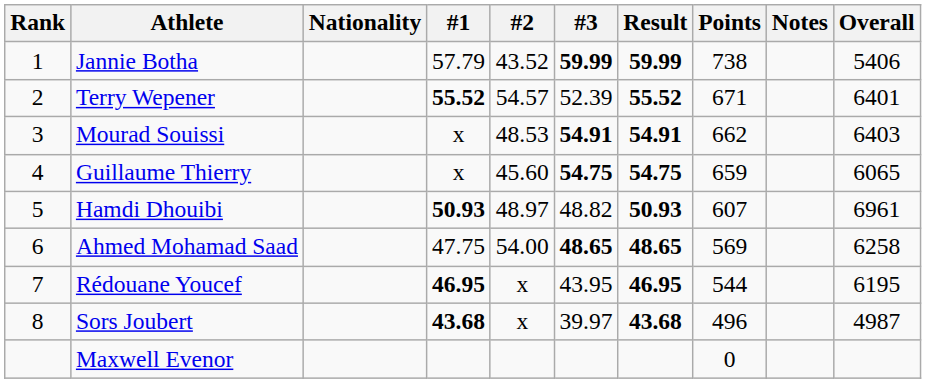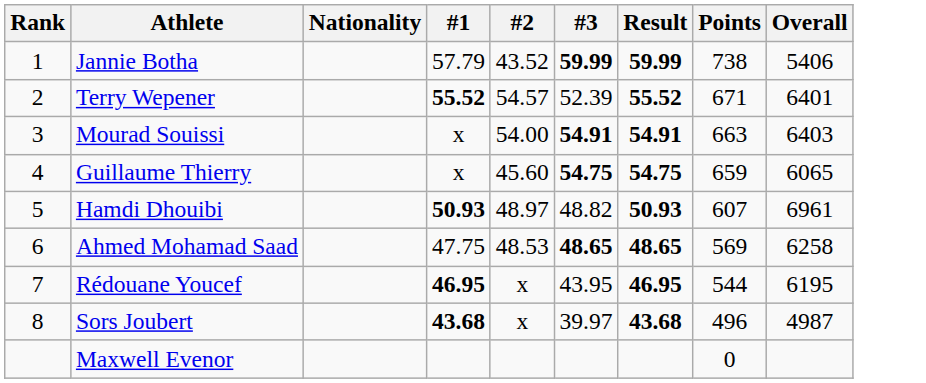- column: (800, 23)
(522, 135) 48.53 -> (522, 135) 54.00
(730, 135) 662 -> (730, 135) 663
(522, 246) 54.00 -> (522, 246) 48.53
